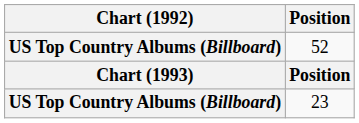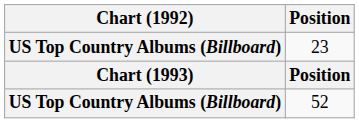rows swapped: (320, 46) <-> (320, 103)
